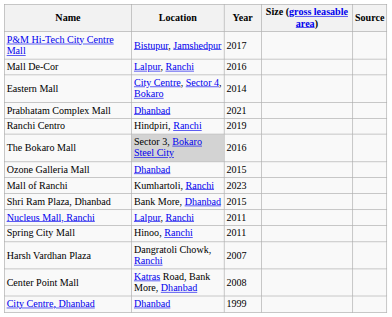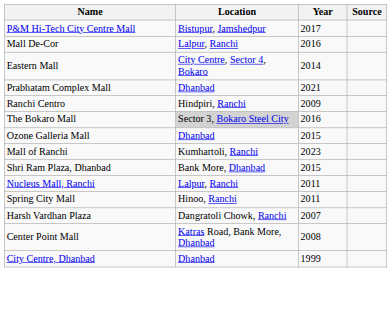- column: (307, 18)
(236, 126) 2019 -> (311, 103) 2009
